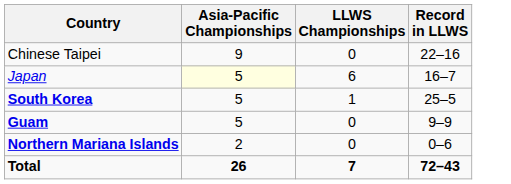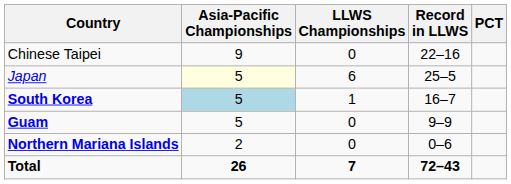+ column: (489, 23)
(440, 76) 16–7 -> (440, 76) 25–5
(239, 99) no background -> (239, 99) lightblue background
(440, 99) 25–5 -> (440, 99) 16–7
